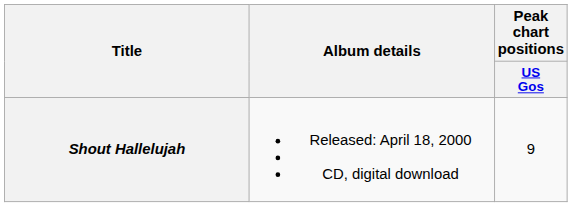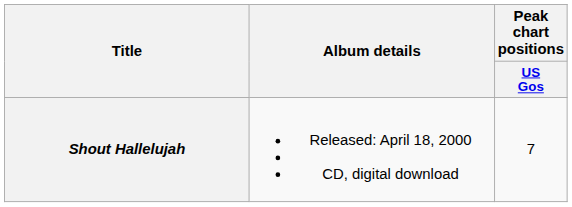(531, 149) 9 -> (531, 149) 7
